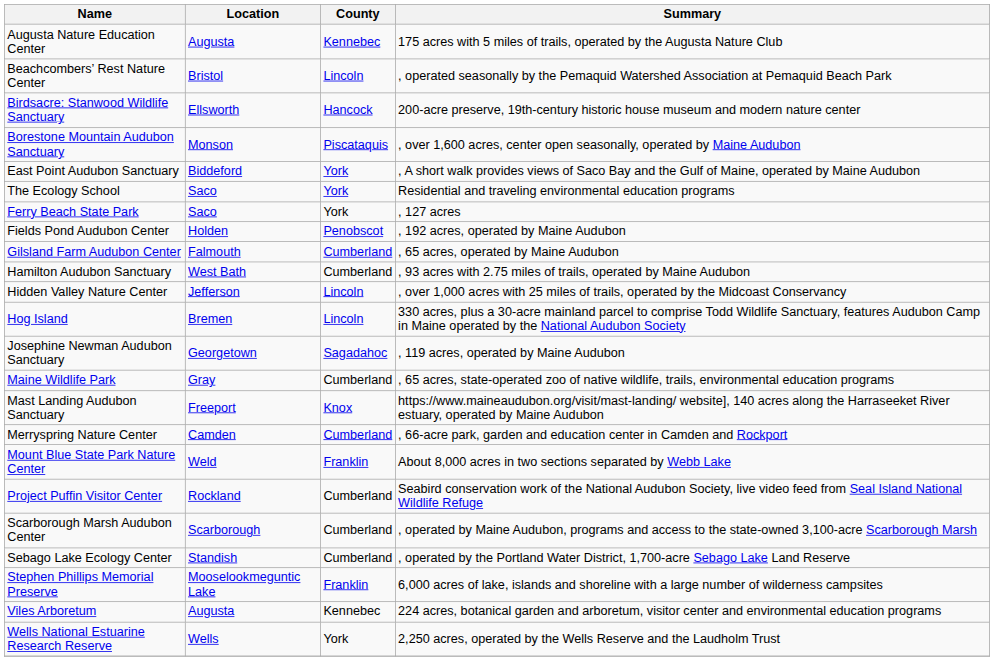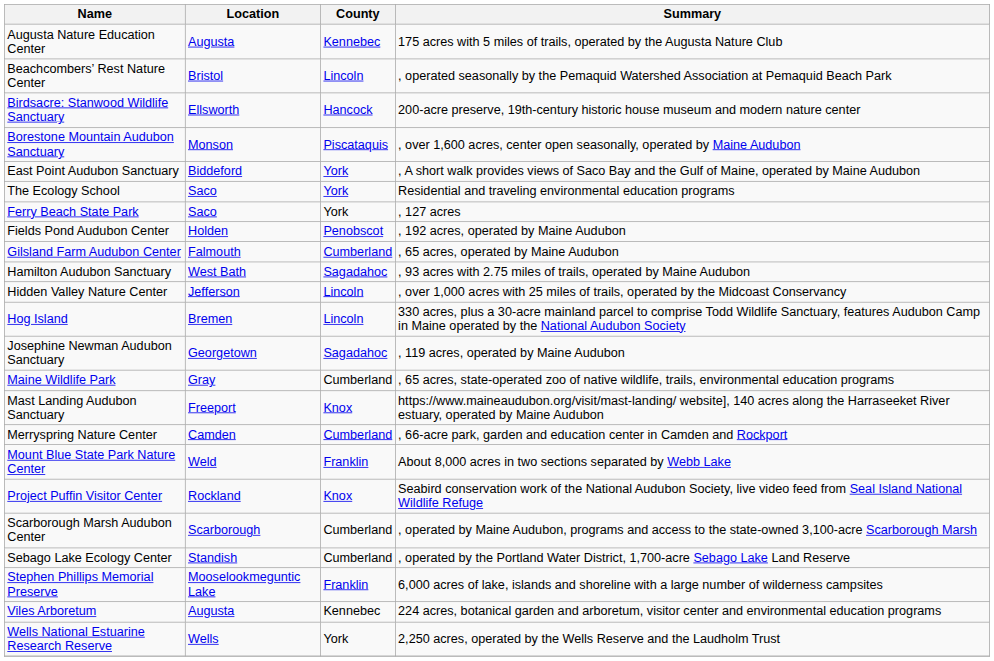(358, 271) Cumberland -> (355, 271) Sagadahoc
(358, 496) Cumberland -> (338, 496) Knox
